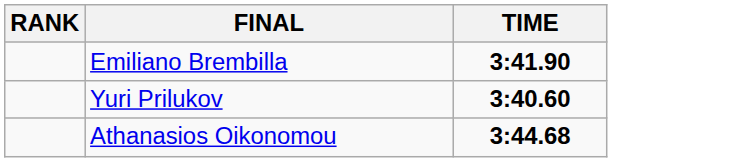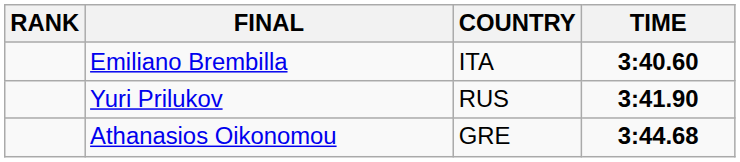+ column: (517, 23)
(530, 61) 3:41.90 -> (658, 61) 3:40.60
(530, 99) 3:40.60 -> (658, 99) 3:41.90
